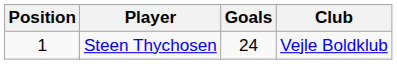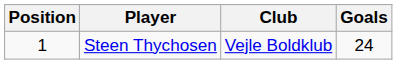columns swapped: (334, 18) <-> (249, 18)
